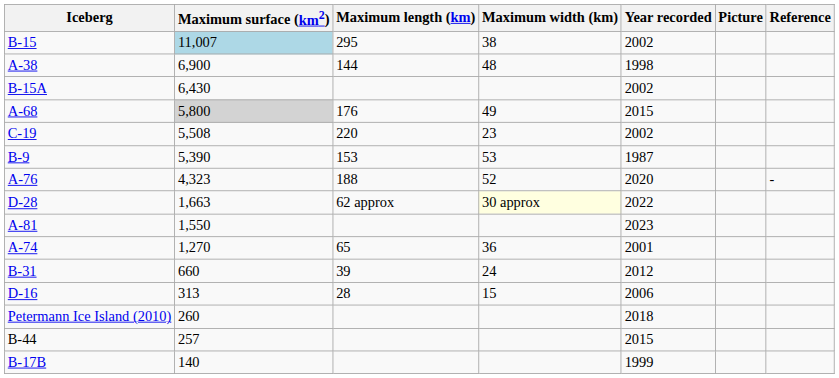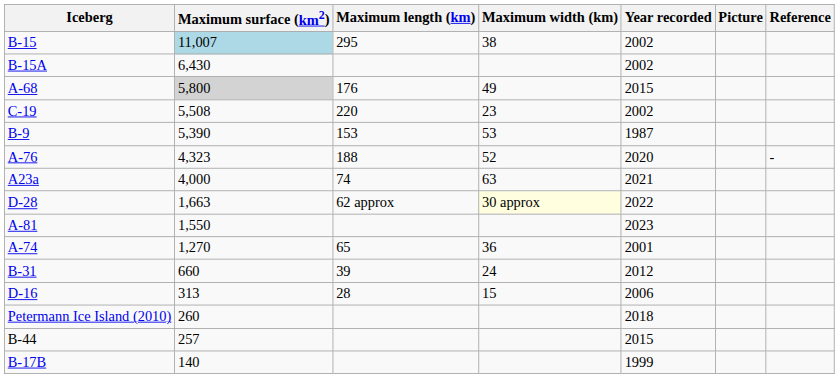- row: (23, 65)
+ row: (23, 179)
